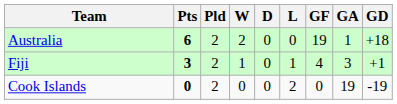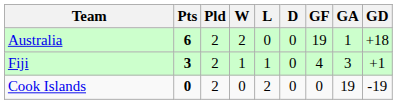columns swapped: (267, 16) <-> (293, 16)
